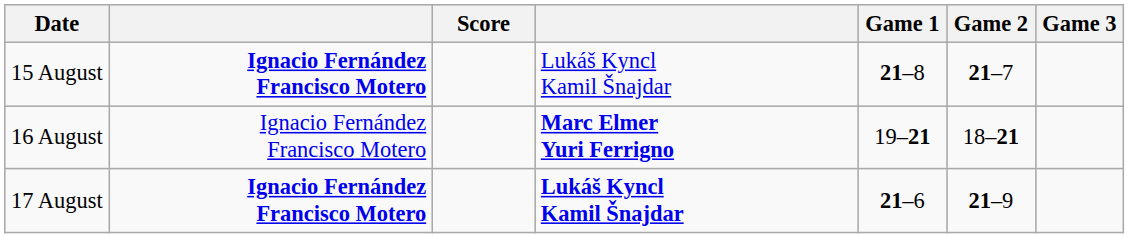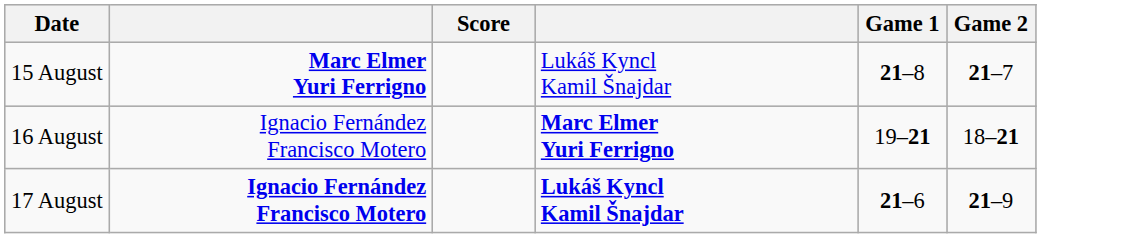- column: (1079, 23)
(337, 73) Ignacio Fernández Francisco Motero -> (360, 73) Marc Elmer Yuri Ferrigno
